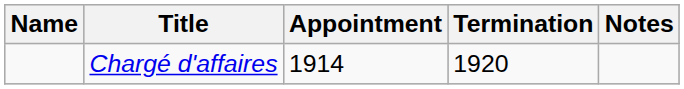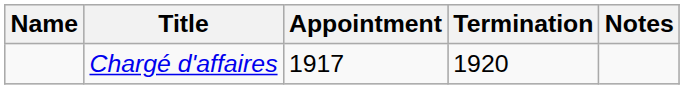(317, 63) 1914 -> (317, 63) 1917
